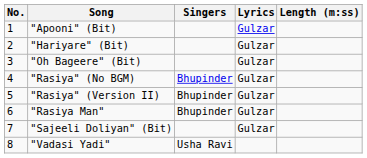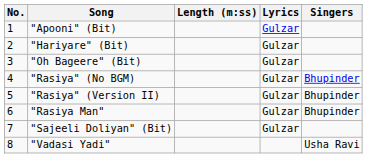columns swapped: (205, 13) <-> (320, 13)
